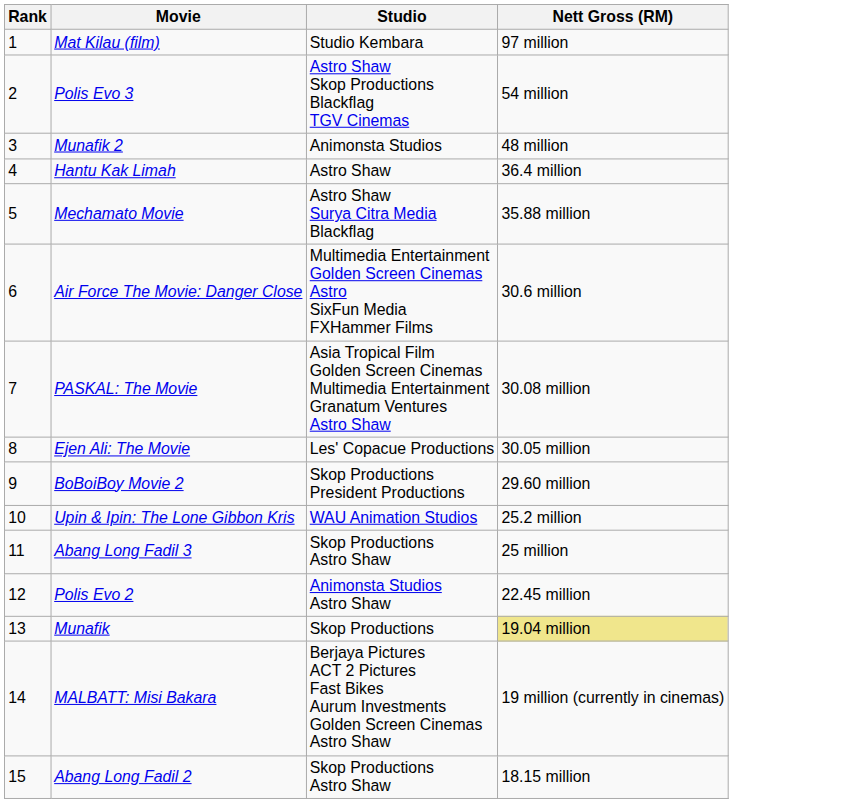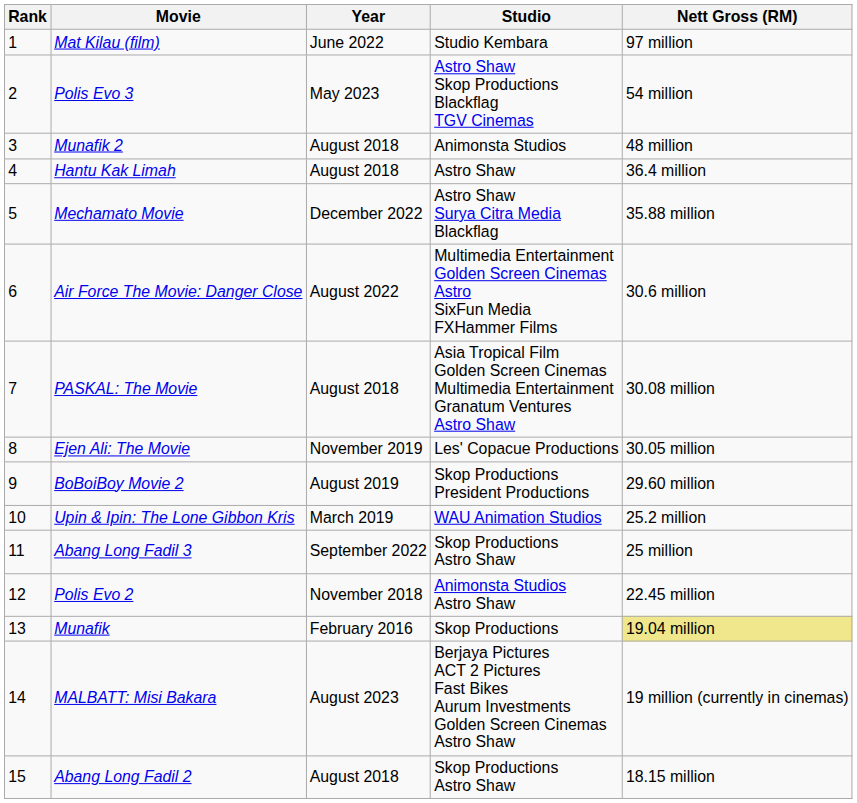+ column: (368, 17)
